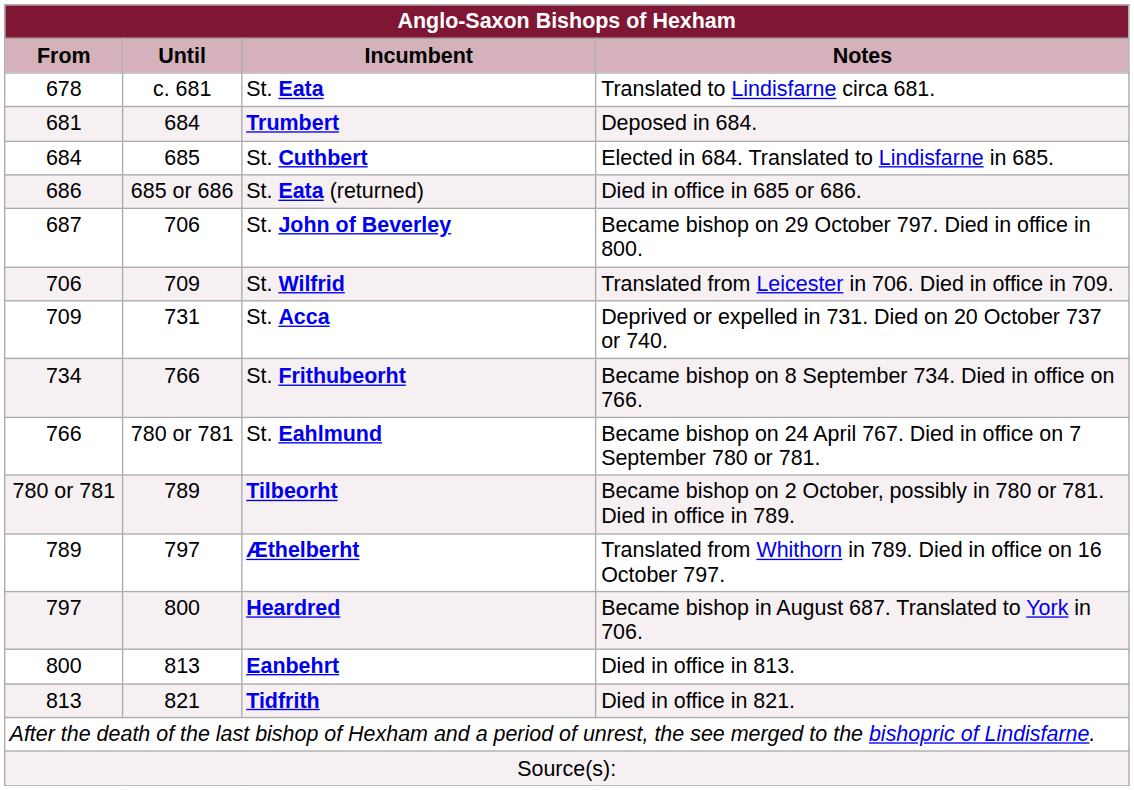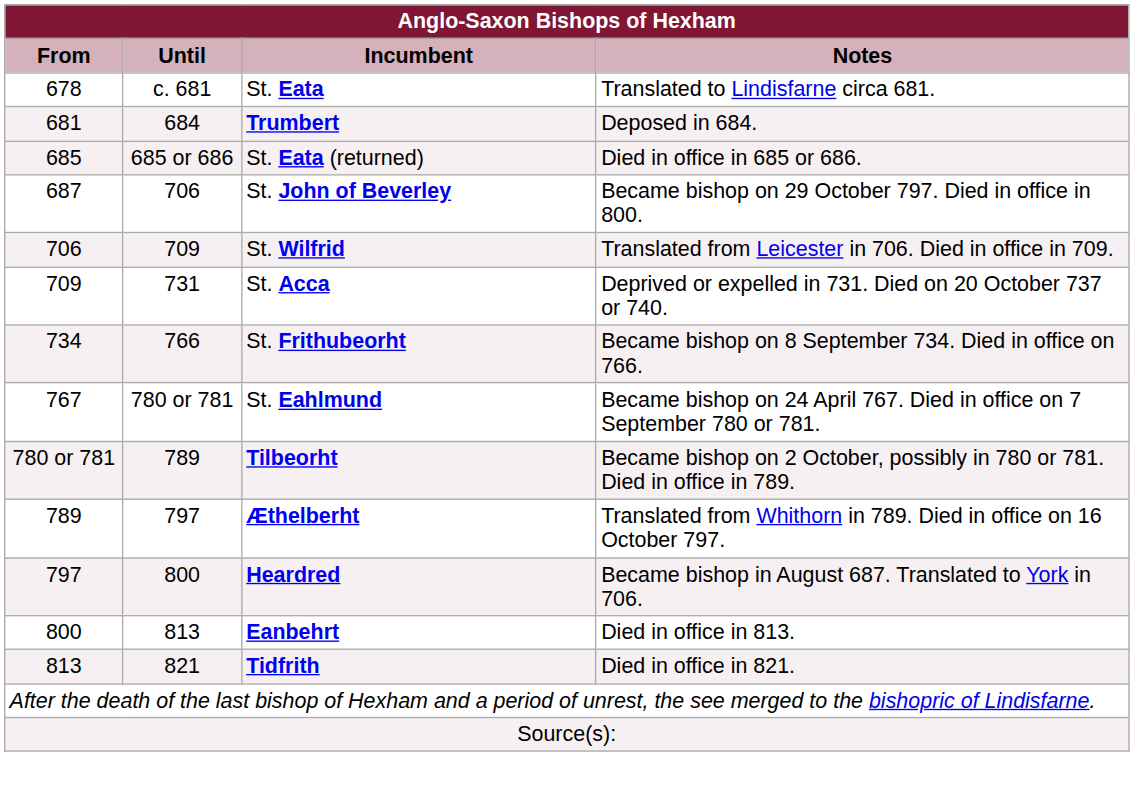- row: (307, 157)
(64, 191) 686 -> (64, 157) 685
(64, 433) 766 -> (64, 399) 767
